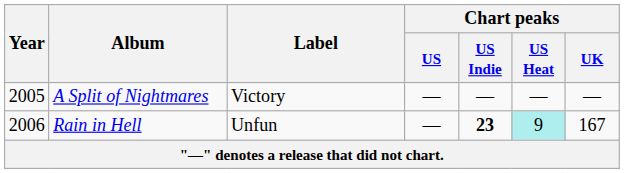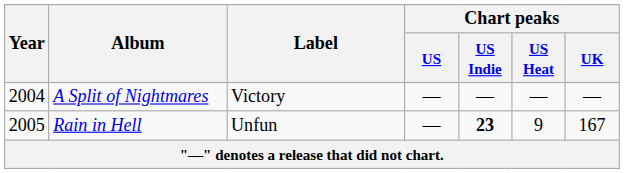(27, 96) 2005 -> (27, 96) 2004
(27, 125) 2006 -> (27, 125) 2005
(539, 125) paleturquoise background -> (539, 125) no background
